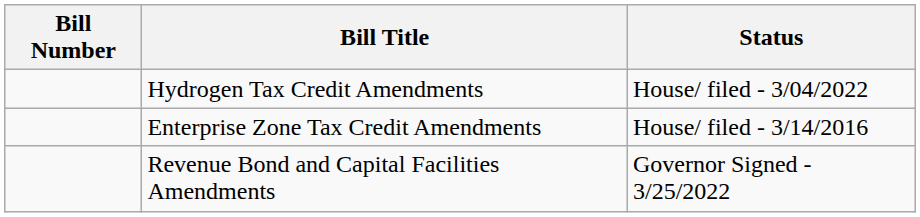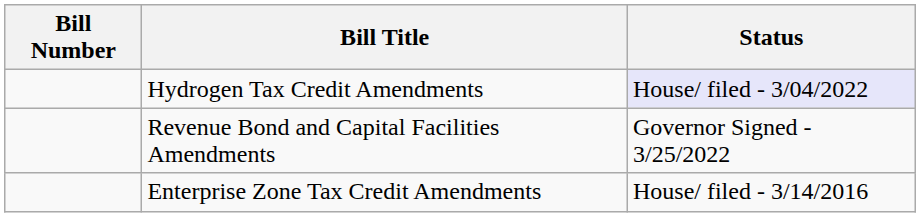(751, 88) no background -> (751, 88) lavender background
rows swapped: (344, 126) <-> (323, 178)
